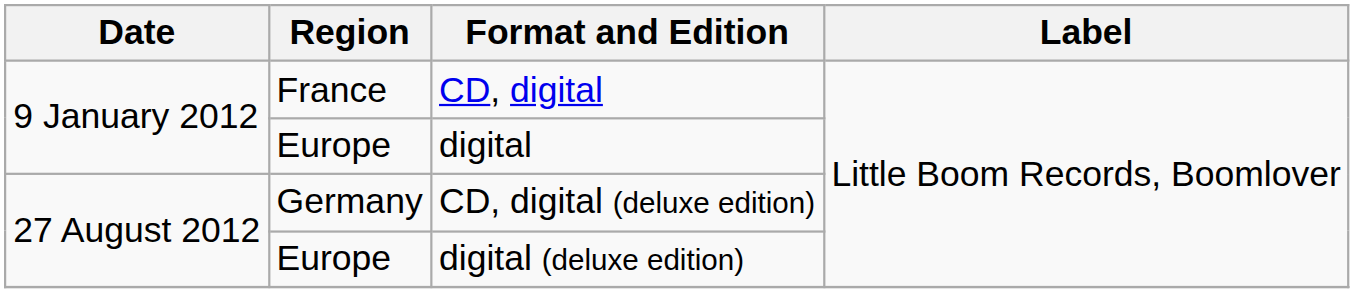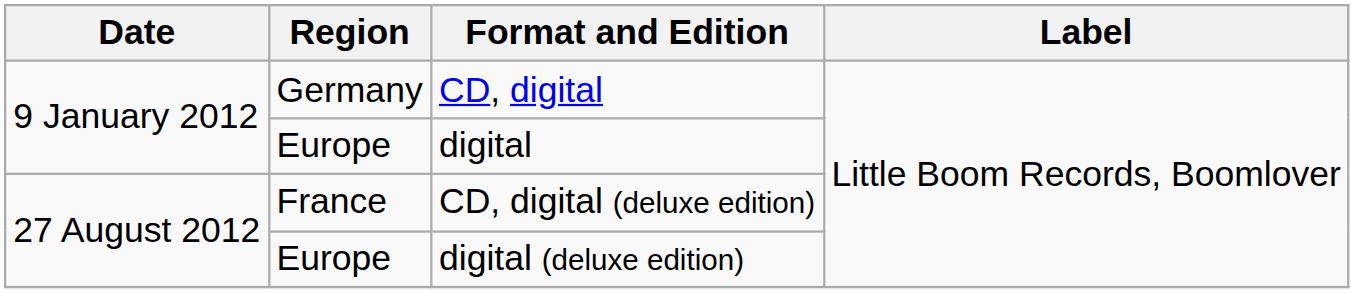(332, 88) France -> (350, 88) Germany
(350, 201) Germany -> (332, 201) France
